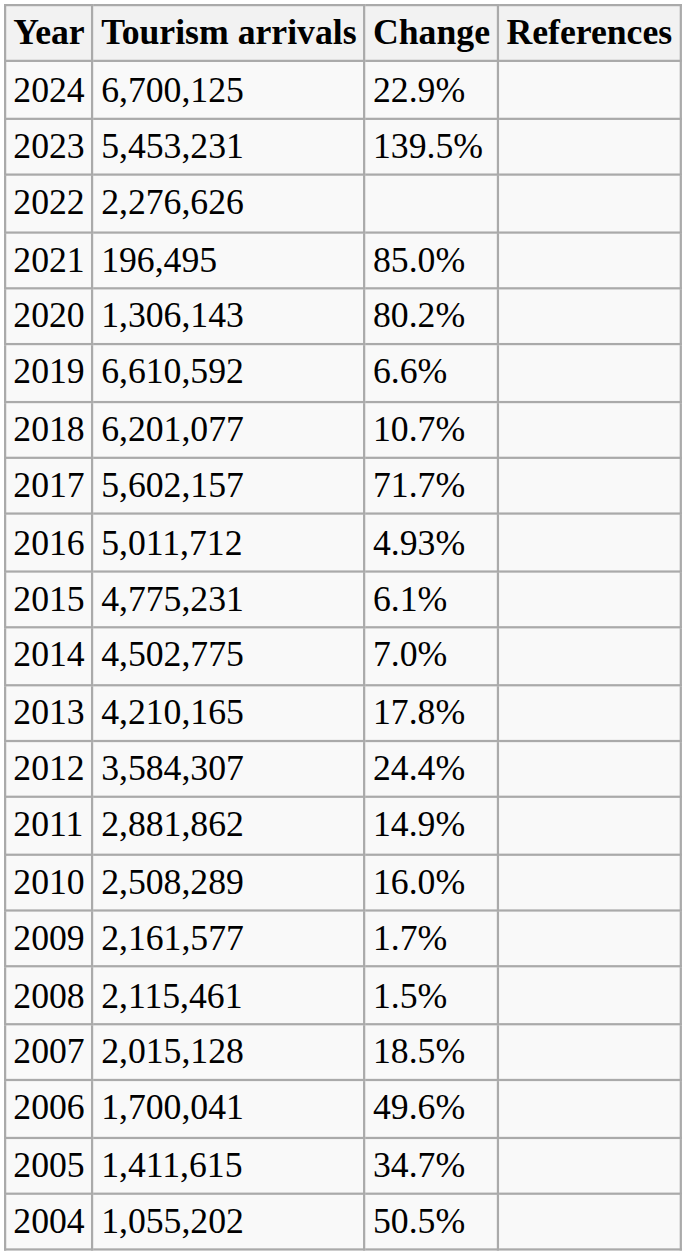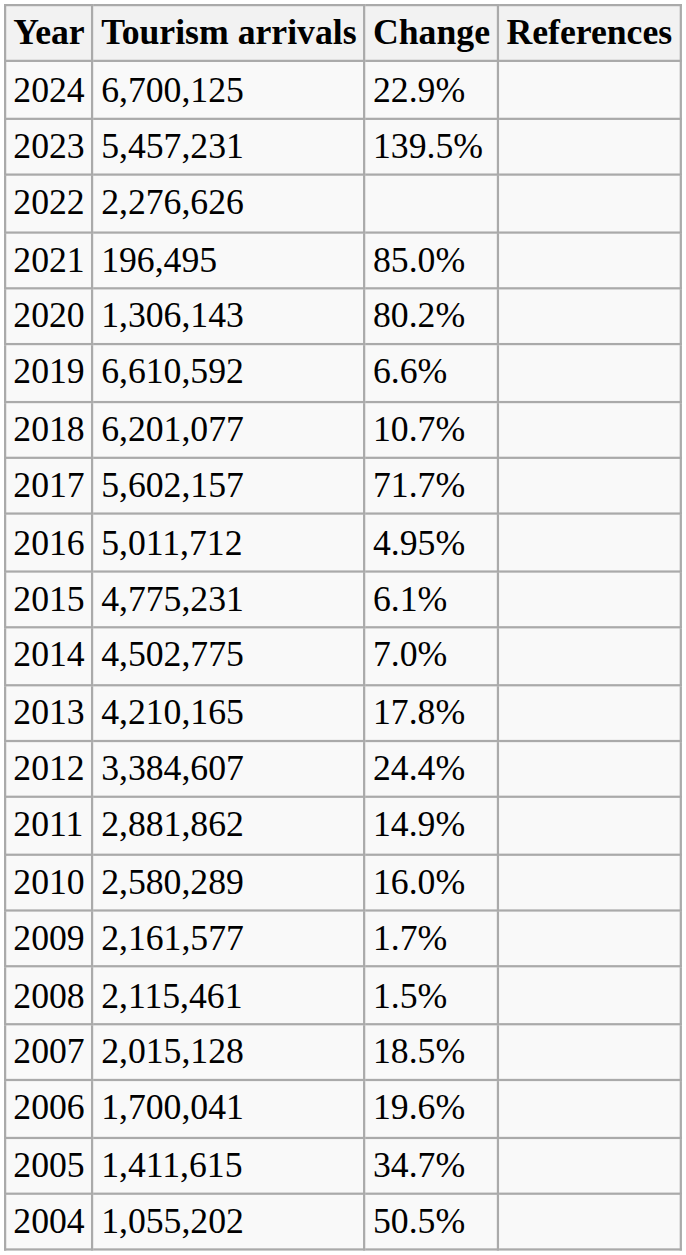(173, 145) 5,453,231 -> (173, 145) 5,457,231
(419, 542) 4.93% -> (419, 542) 4.95%
(173, 768) 3,584,307 -> (173, 768) 3,384,607
(173, 881) 2,508,289 -> (173, 881) 2,580,289
(419, 1107) 49.6% -> (419, 1107) 19.6%
